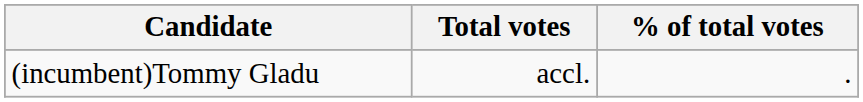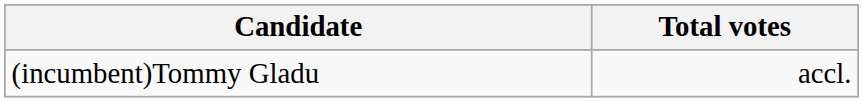- column: (727, 27)
